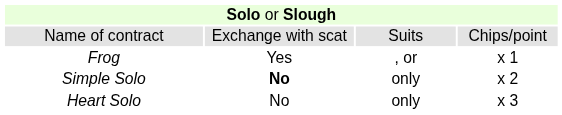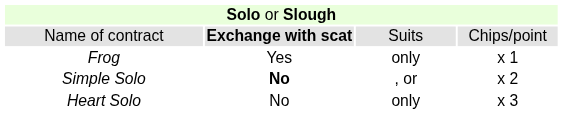(279, 36) normal -> (279, 36) bold
(406, 57) , or -> (406, 57) only
(406, 79) only -> (406, 79) , or
